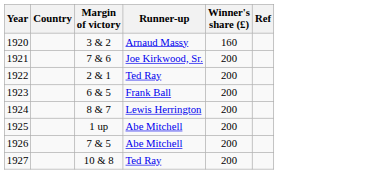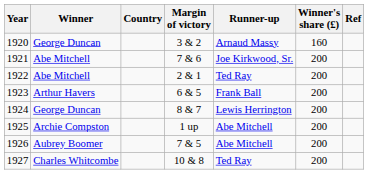+ column: (76, 19)
